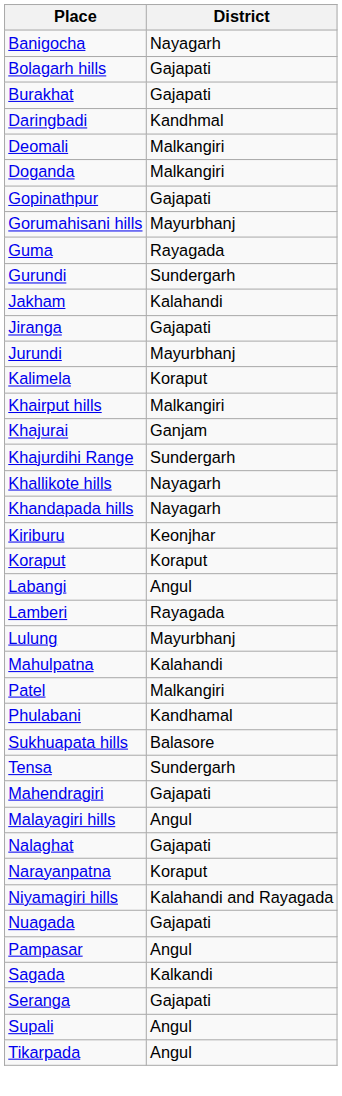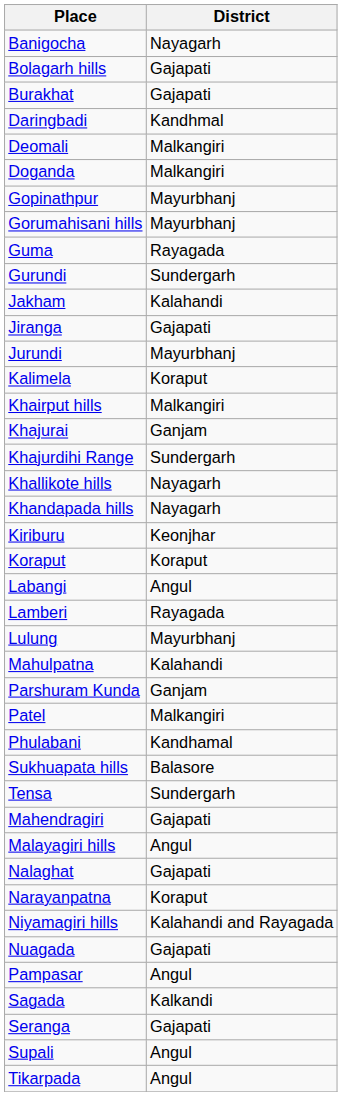(180, 198) Gajapati -> (193, 198) Mayurbhanj
+ row: (74, 690)
